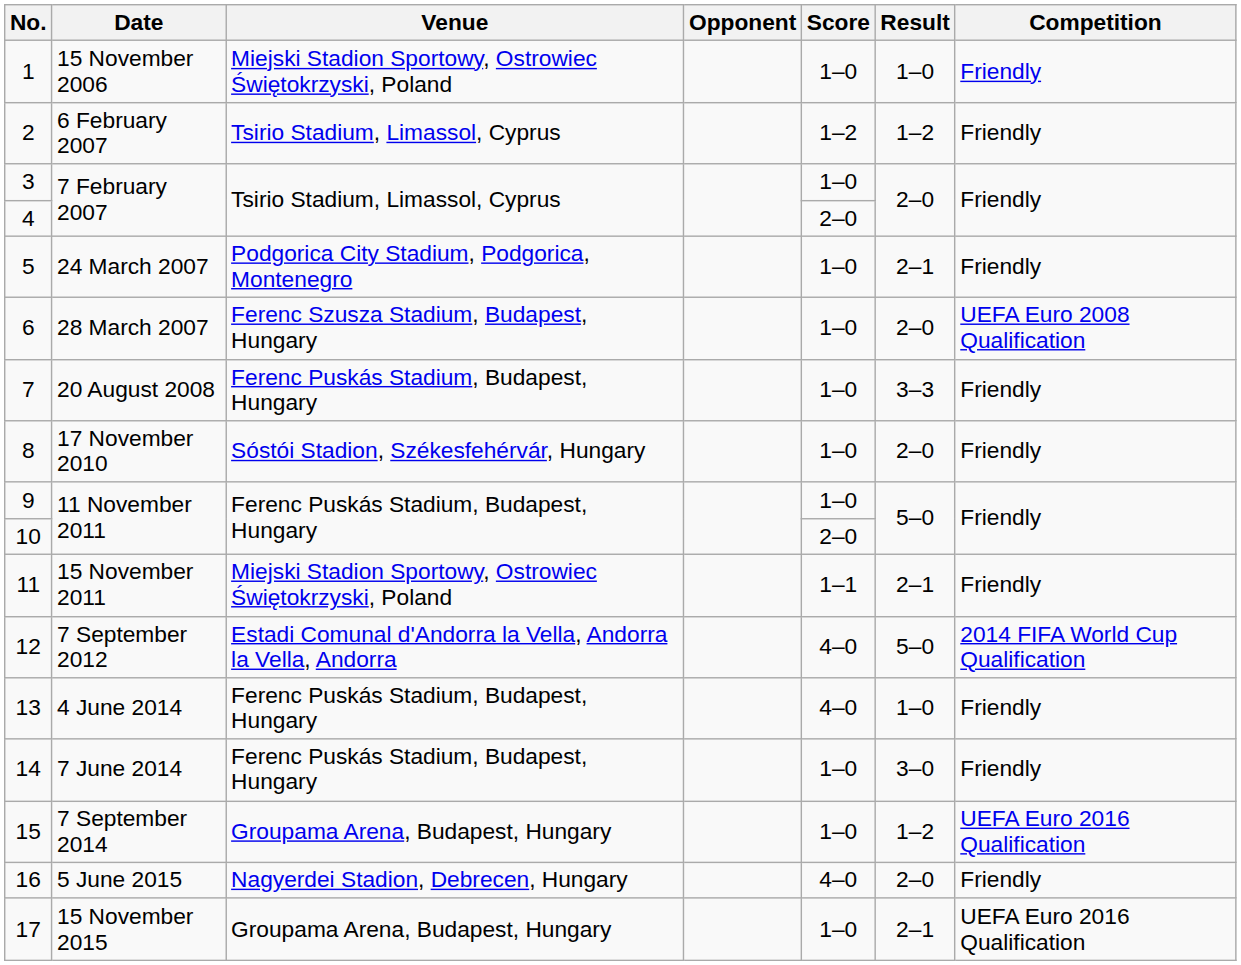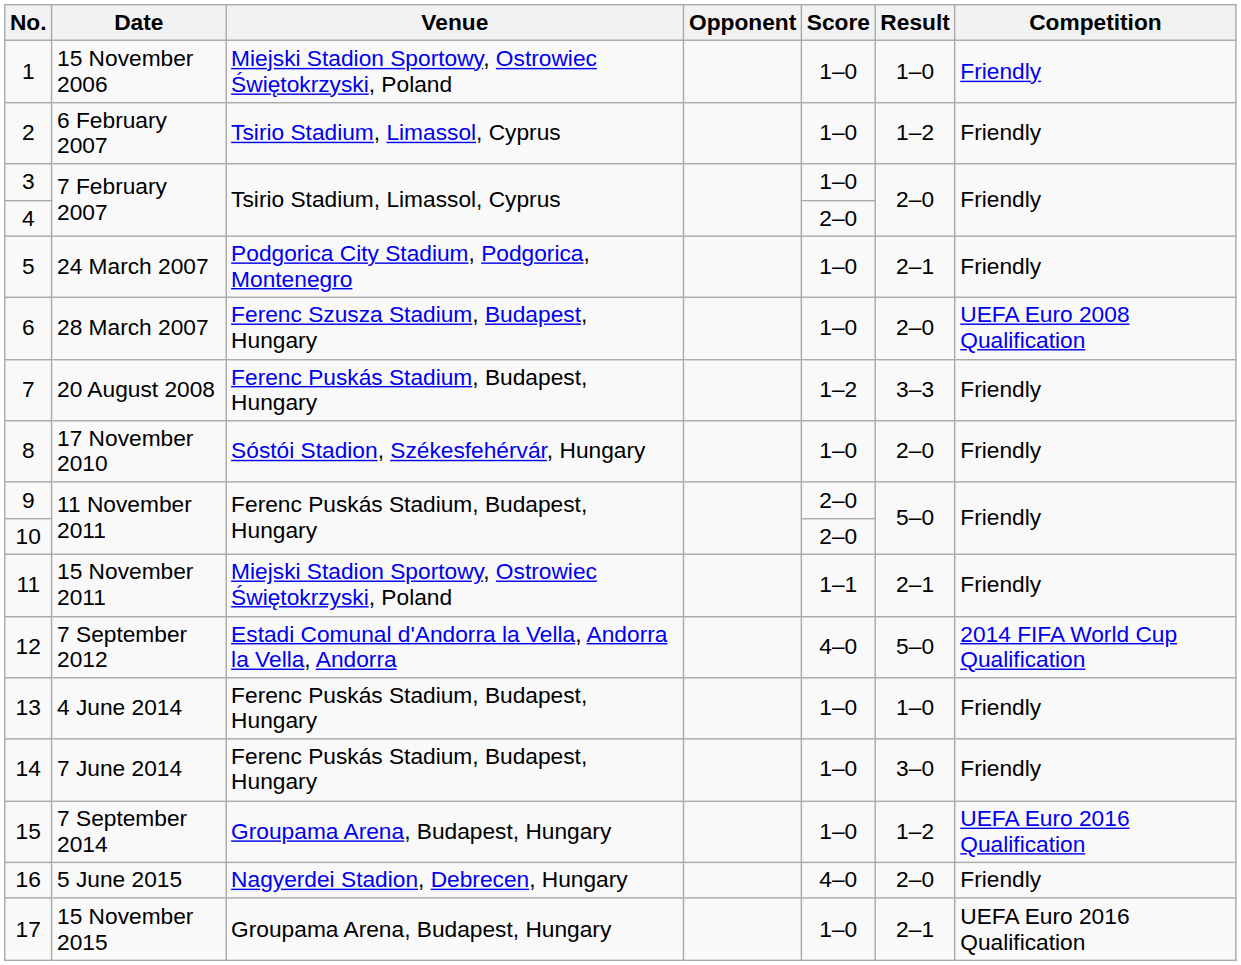(838, 132) 1–2 -> (838, 132) 1–0
(838, 389) 1–0 -> (838, 389) 1–2
(838, 500) 1–0 -> (838, 500) 2–0
(838, 708) 4–0 -> (838, 708) 1–0
